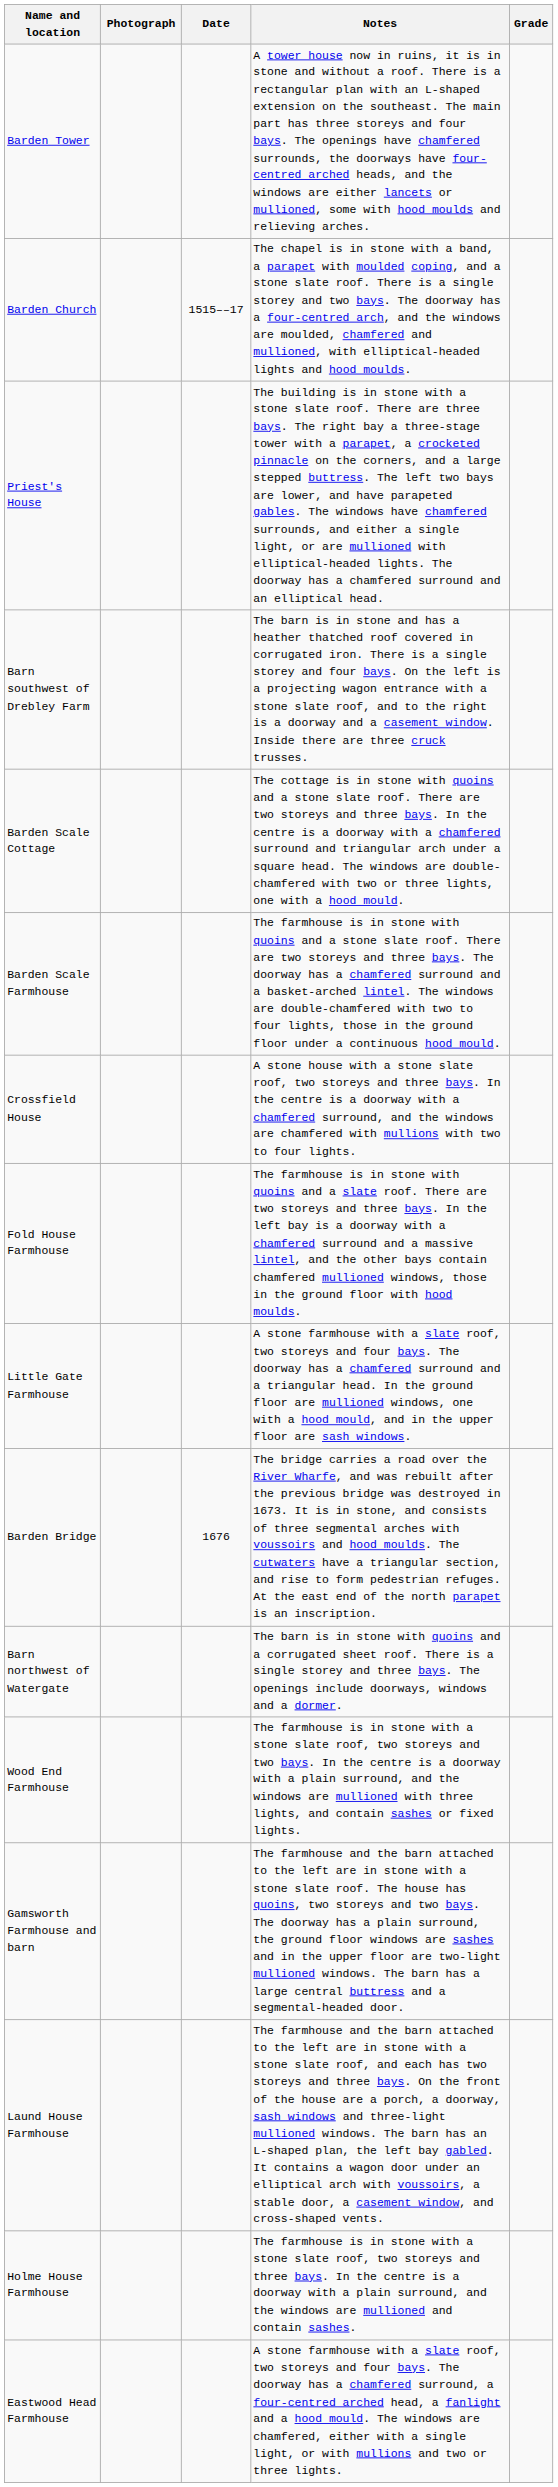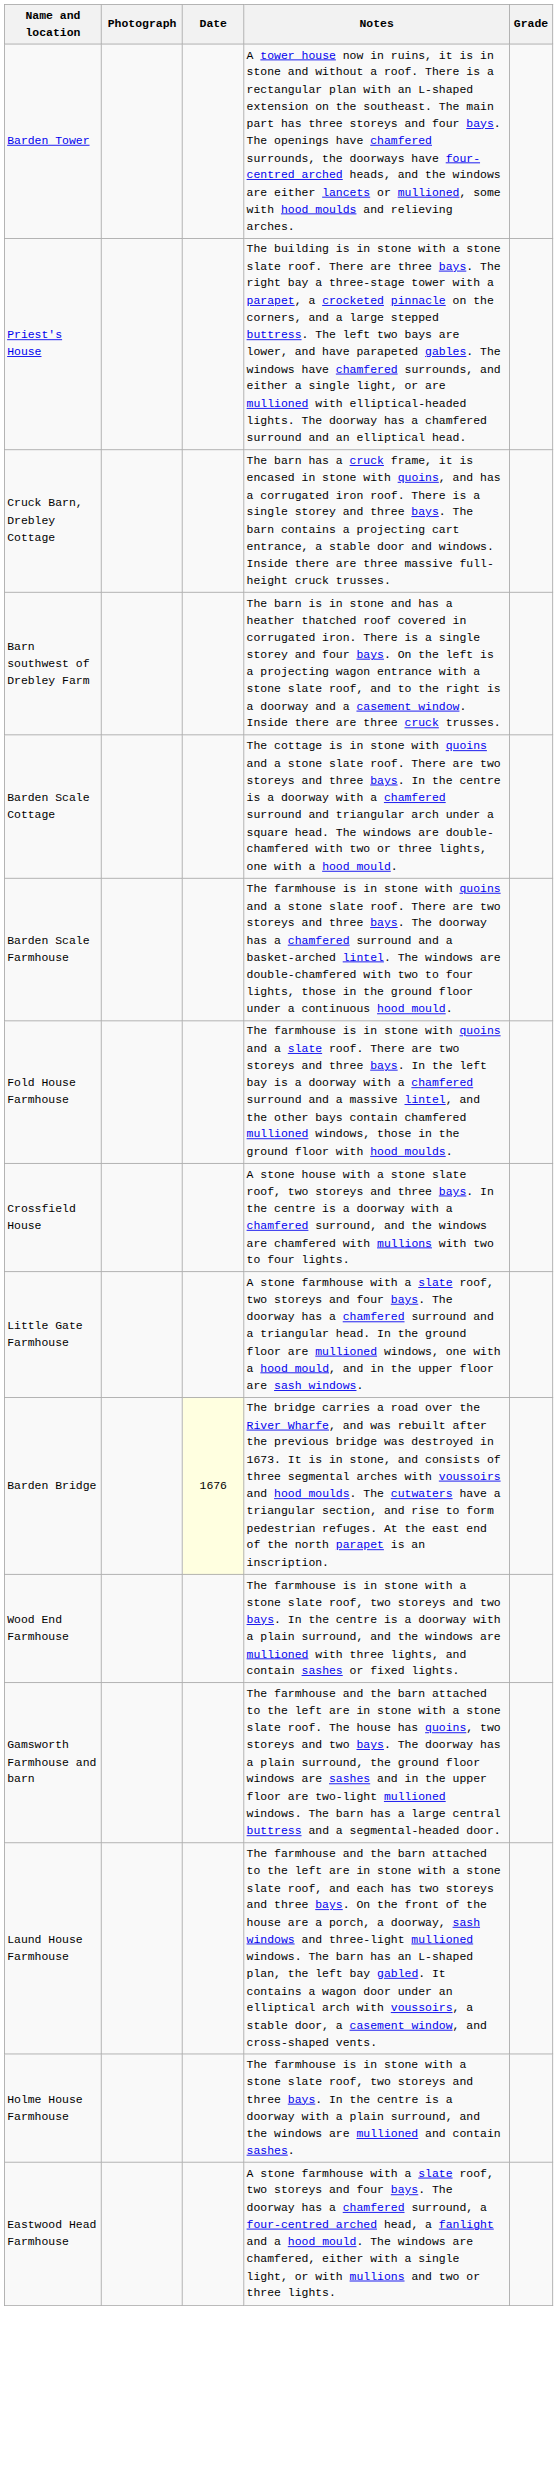- row: (52, 310)
+ row: (45, 521)
rows swapped: (41, 1109) <-> (41, 1243)
(216, 1537) no background -> (213, 1486) lightyellow background
- row: (48, 1671)
